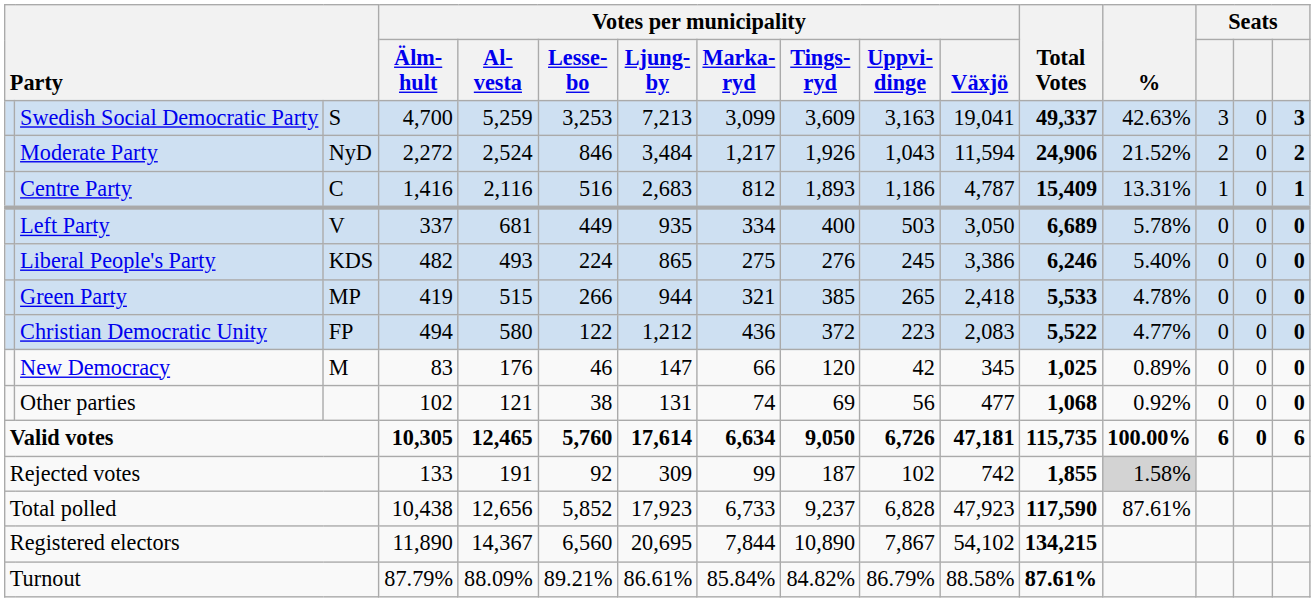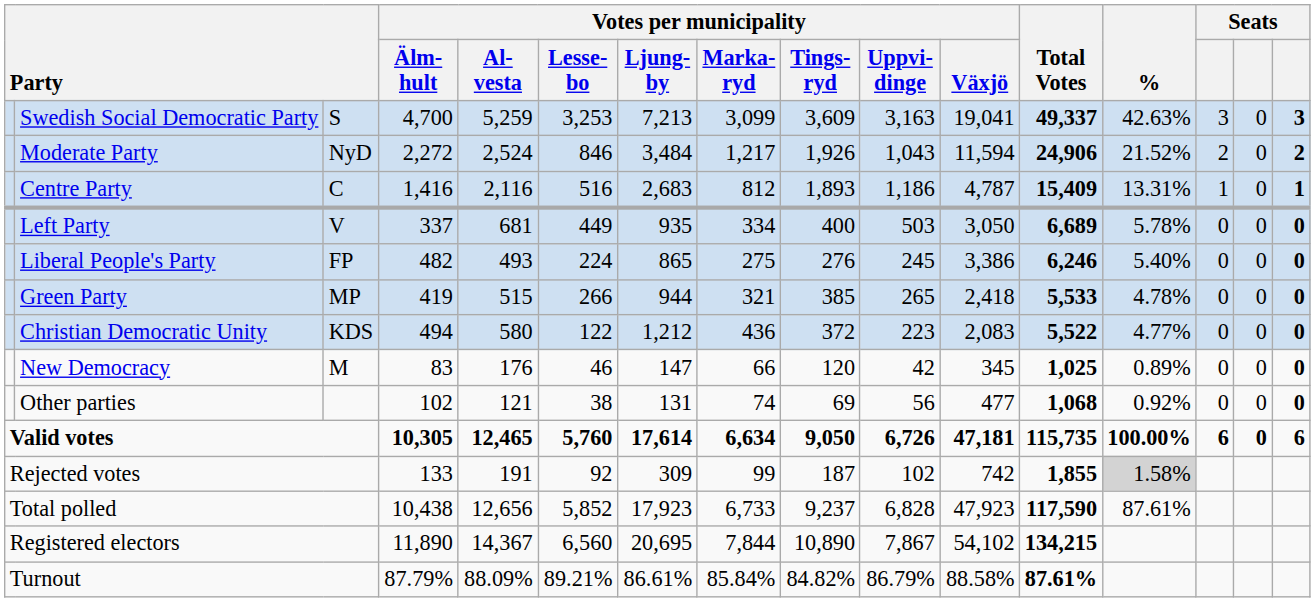(351, 261) KDS -> (341, 261) FP
(341, 332) FP -> (351, 332) KDS
